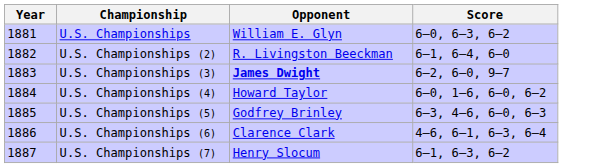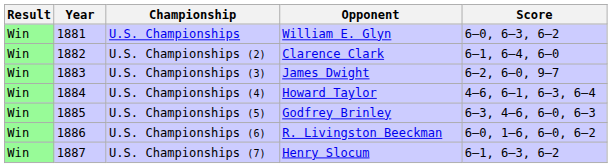+ column: (29, 14)
(313, 54) R. Livingston Beeckman -> (333, 54) Clarence Clark
(276, 73) bold -> (326, 73) normal
(481, 93) 6–0, 1–6, 6–0, 6–2 -> (530, 93) 4–6, 6–1, 6–3, 6–4
(284, 133) Clarence Clark -> (362, 133) R. Livingston Beeckman
(481, 133) 4–6, 6–1, 6–3, 6–4 -> (530, 133) 6–0, 1–6, 6–0, 6–2
